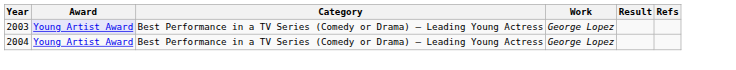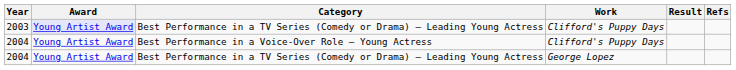(581, 27) George Lopez -> (606, 27) Clifford's Puppy Days
+ row: (18, 42)
